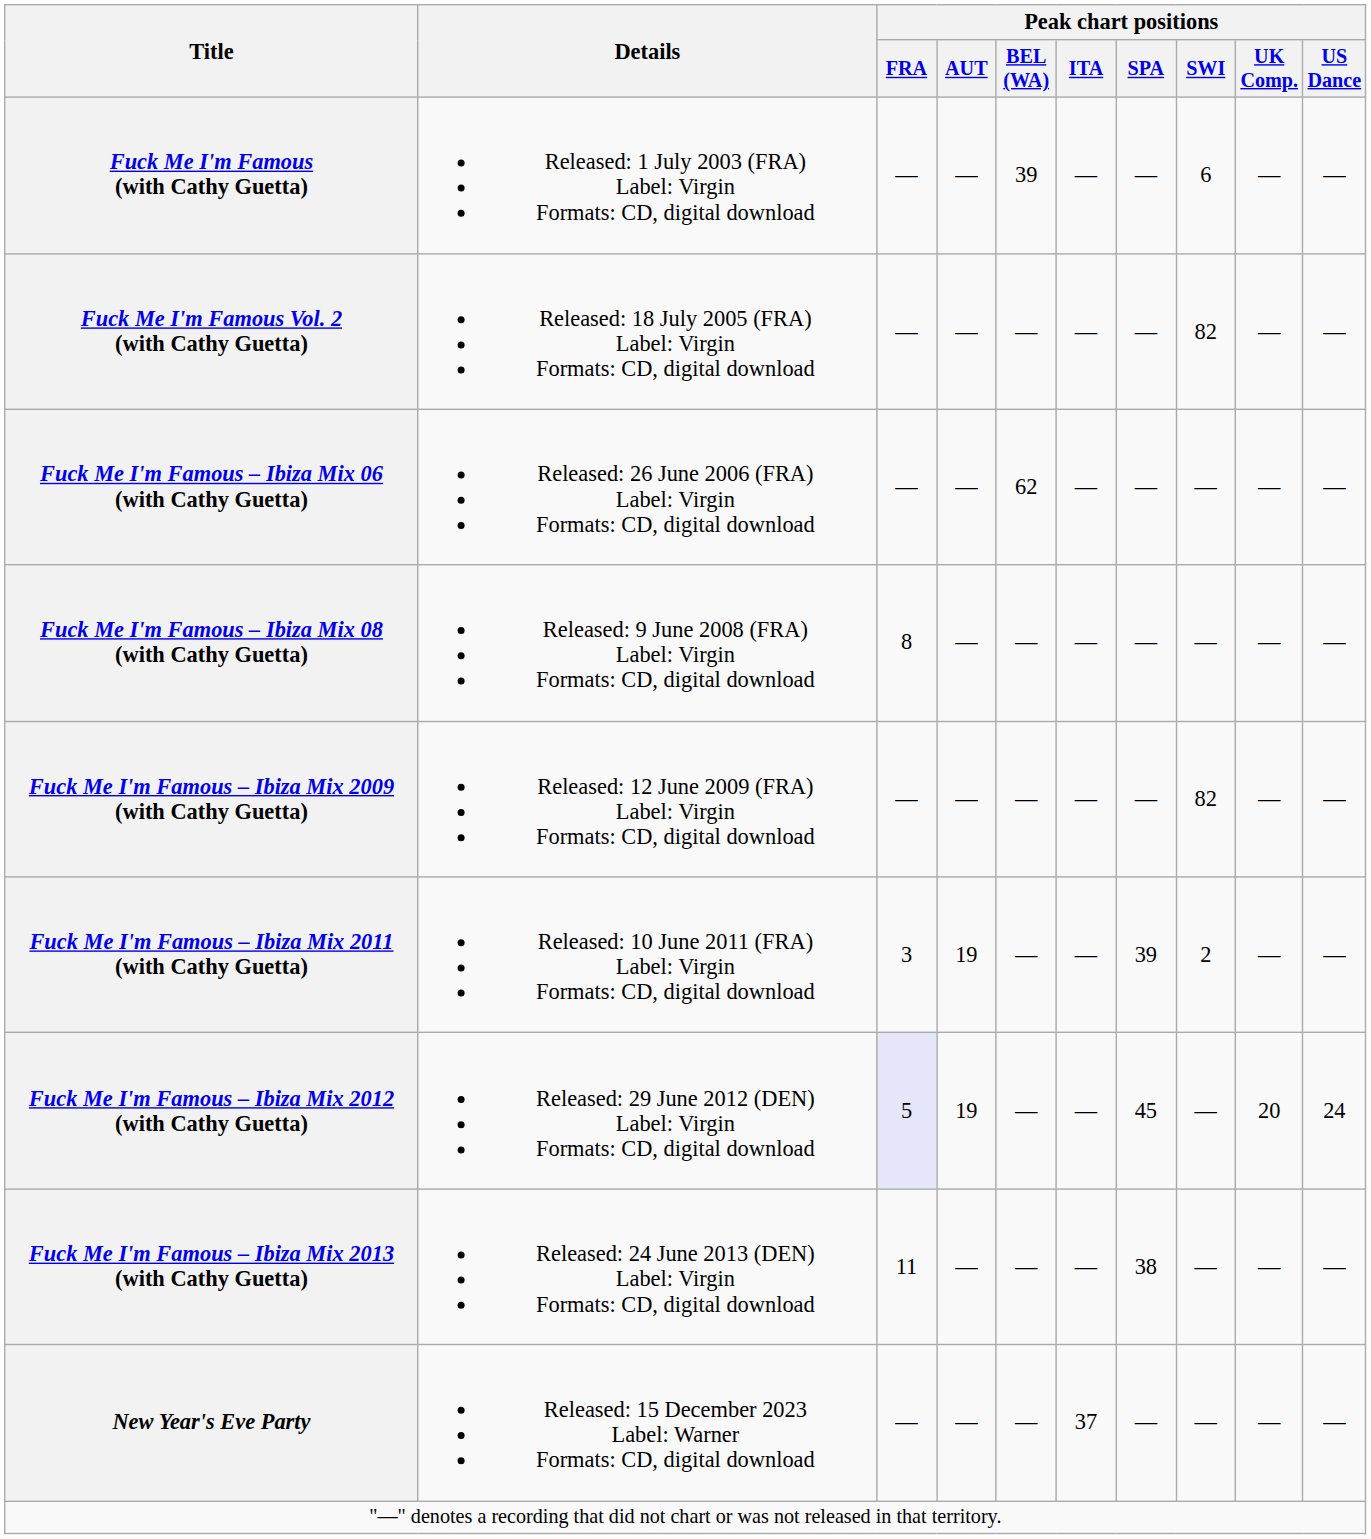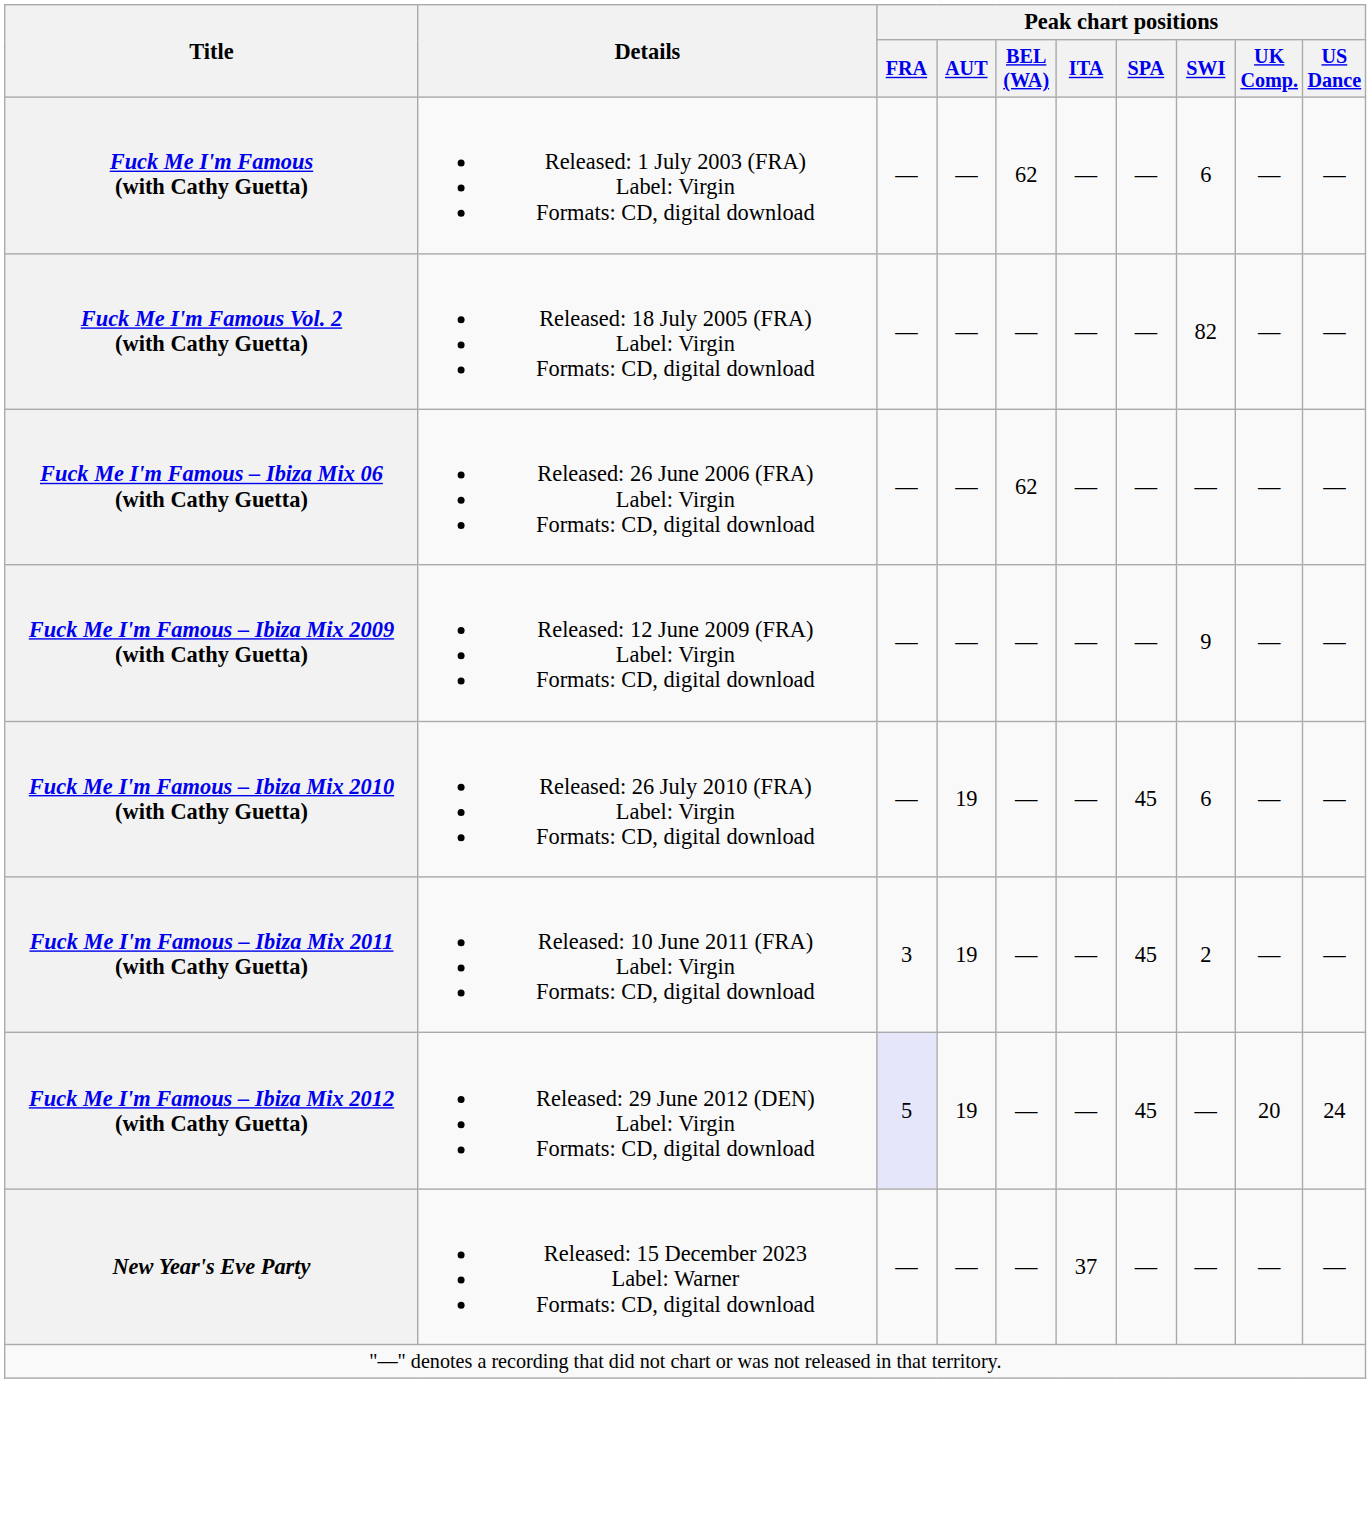(1026, 175) 39 -> (1026, 175) 62
- row: (211, 642)
(1206, 798) 82 -> (1206, 642) 9
+ row: (211, 798)
(1146, 954) 39 -> (1146, 954) 45
- row: (211, 1266)
